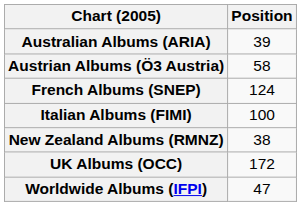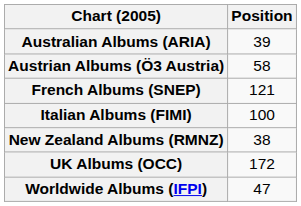(262, 90) 124 -> (262, 90) 121
